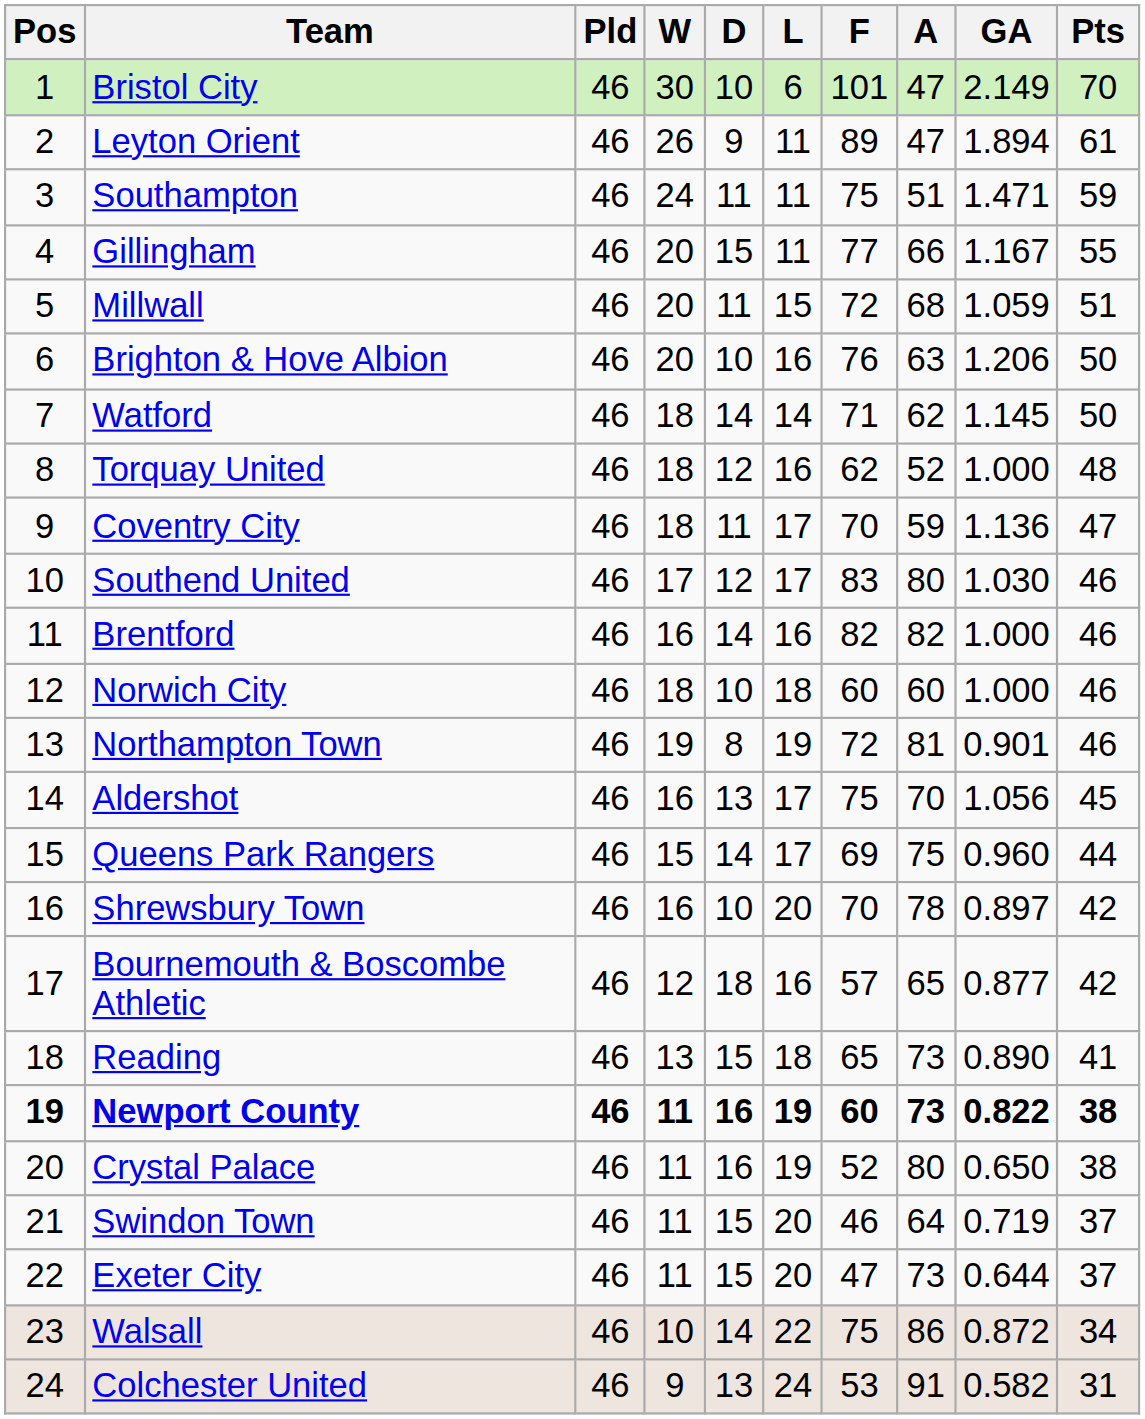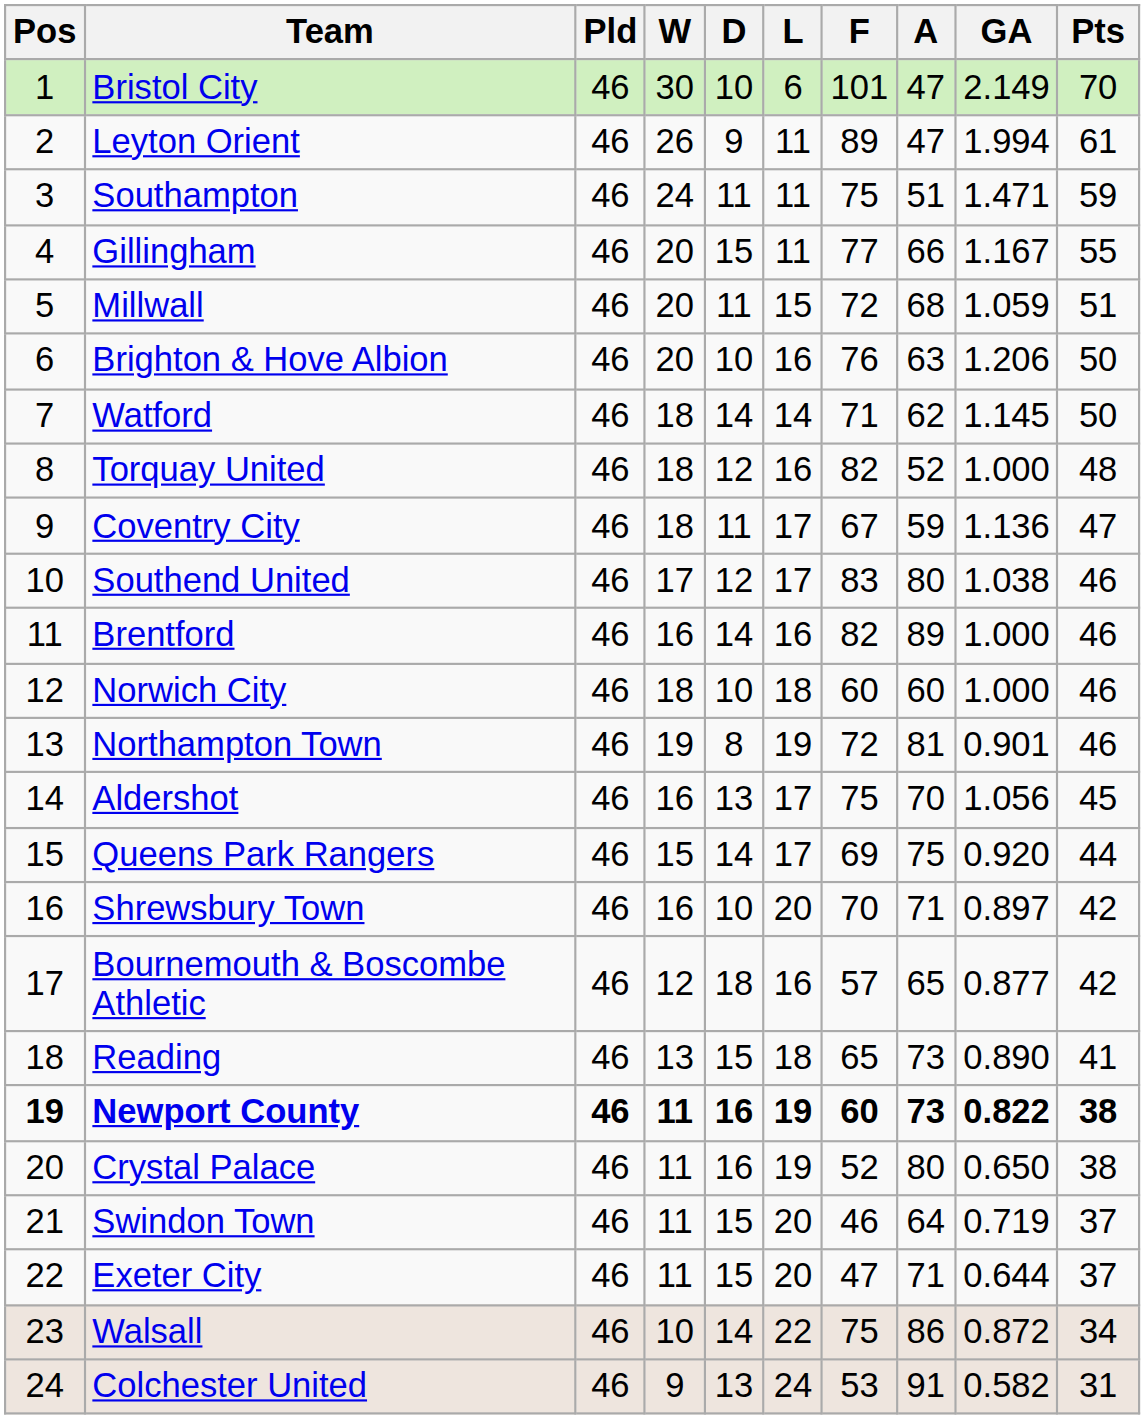(1007, 141) 1.894 -> (1007, 141) 1.994
(859, 470) 62 -> (859, 470) 82
(859, 525) 70 -> (859, 525) 67
(1007, 580) 1.030 -> (1007, 580) 1.038
(926, 634) 82 -> (926, 634) 89
(1007, 854) 0.960 -> (1007, 854) 0.920
(926, 908) 78 -> (926, 908) 71
(926, 1276) 73 -> (926, 1276) 71
